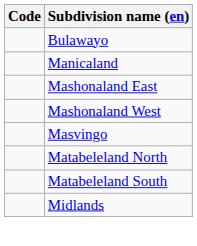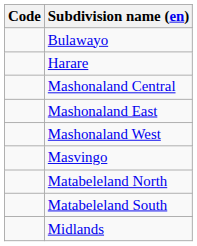+ row: (68, 63)
- row: (83, 63)
+ row: (112, 87)
